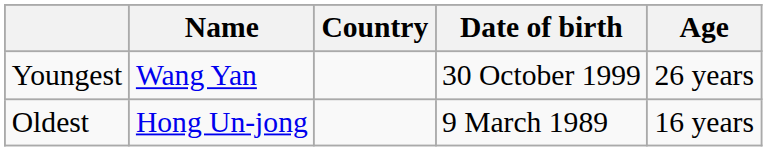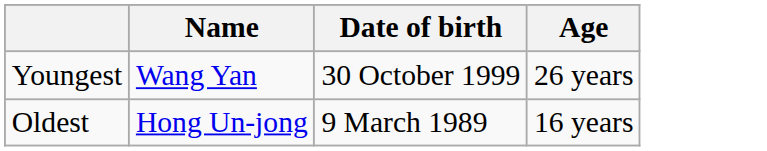- column: (375, 27)
